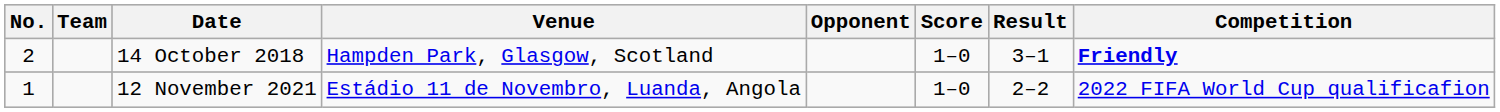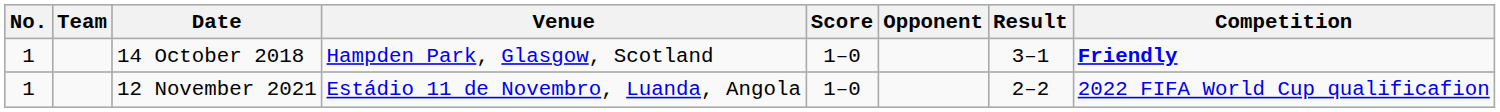columns swapped: (861, 22) <-> (952, 22)
(28, 56) 2 -> (28, 56) 1
